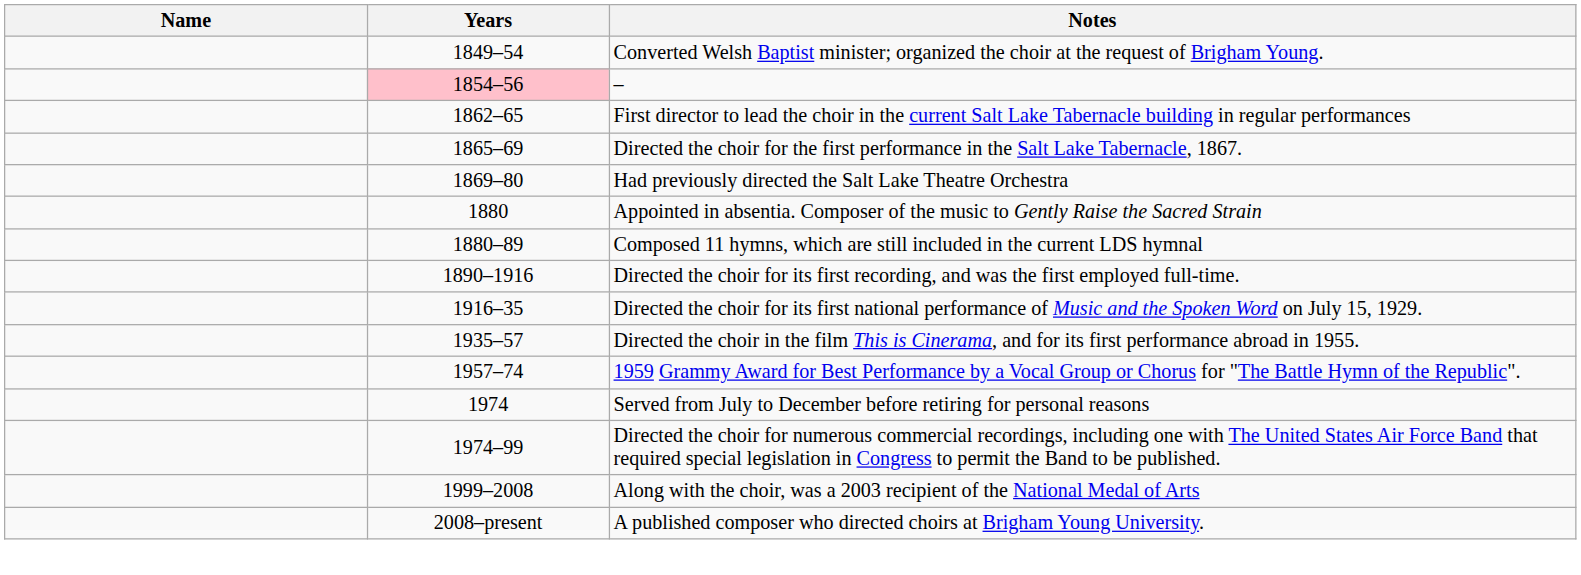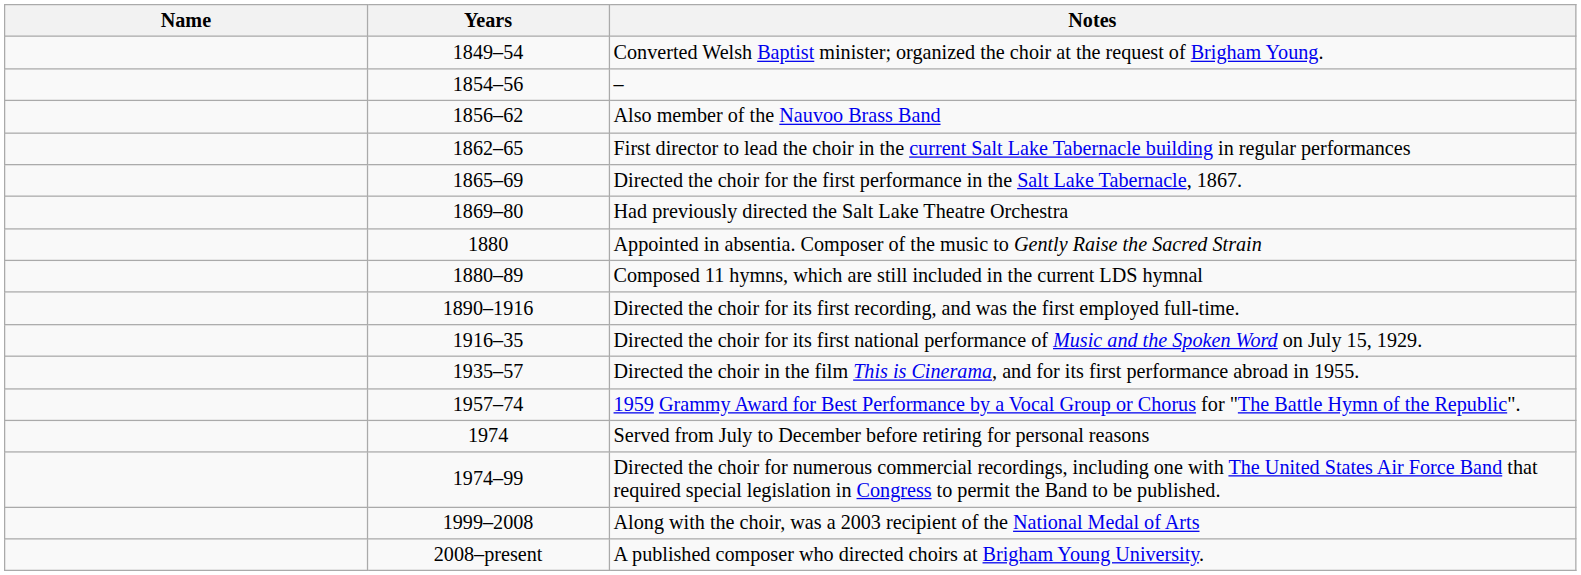(488, 84) pink background -> (488, 84) no background
+ row: (777, 116)
